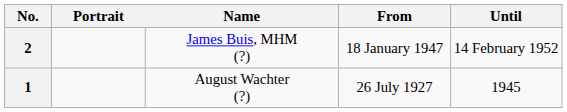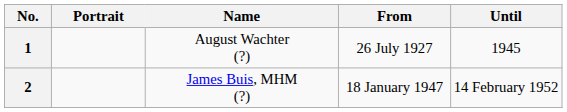rows swapped: (28, 87) <-> (28, 47)
